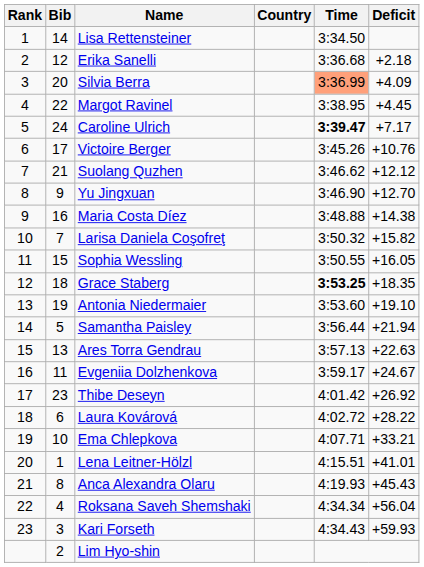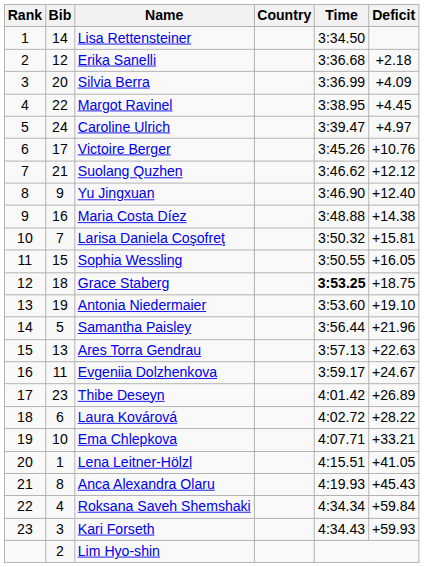(342, 82) lightsalmon background -> (342, 82) no background
(342, 127) bold -> (342, 127) normal
(394, 127) +7.17 -> (394, 127) +4.97
(394, 194) +12.70 -> (394, 194) +12.40
(394, 238) +15.82 -> (394, 238) +15.81
(394, 283) +18.35 -> (394, 283) +18.75
(394, 328) +21.94 -> (394, 328) +21.96
(394, 395) +26.92 -> (394, 395) +26.89
(394, 462) +41.01 -> (394, 462) +41.05
(394, 506) +56.04 -> (394, 506) +59.84
